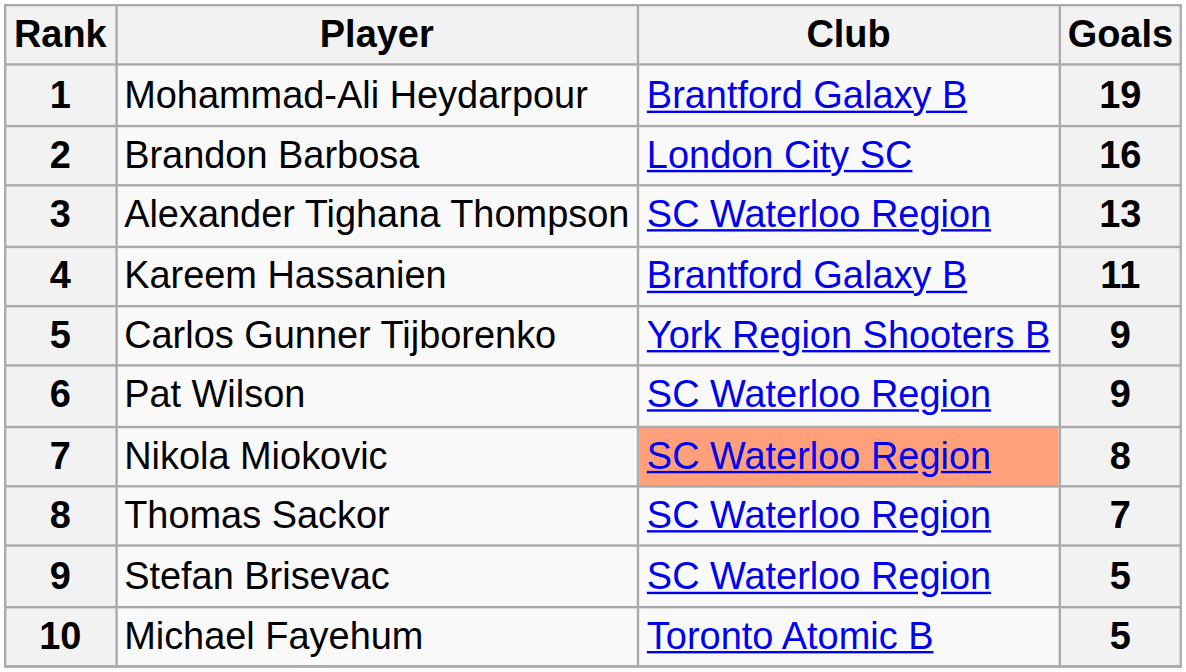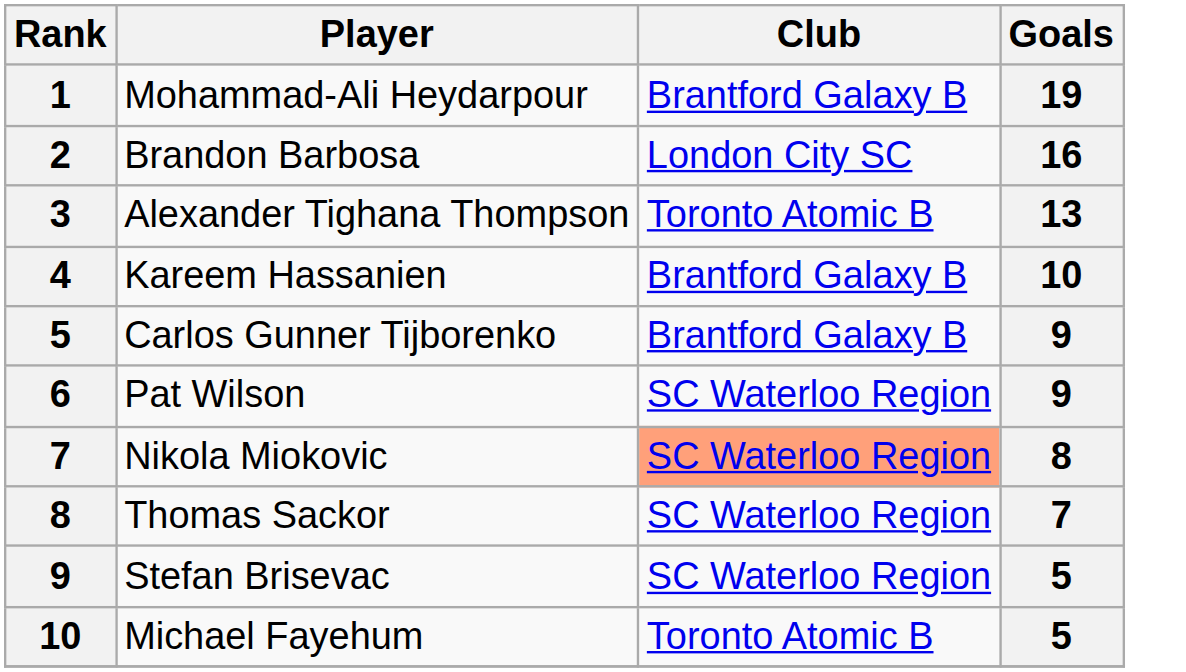(819, 214) SC Waterloo Region -> (790, 214) Toronto Atomic B
(1120, 275) 11 -> (1061, 275) 10
(849, 335) York Region Shooters B -> (807, 335) Brantford Galaxy B
